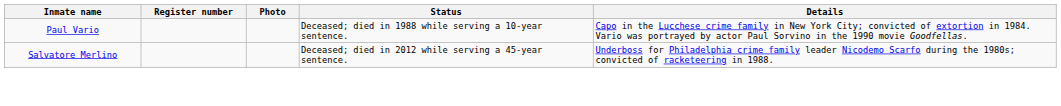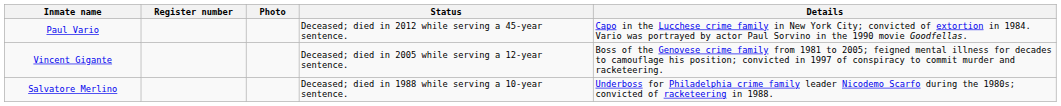(422, 31) Deceased; died in 1988 while serving a 10-year sentence. -> (422, 31) Deceased; died in 2012 while serving a 45-year sentence.
+ row: (73, 60)
(422, 55) Deceased; died in 2012 while serving a 45-year sentence. -> (422, 89) Deceased; died in 1988 while serving a 10-year sentence.
